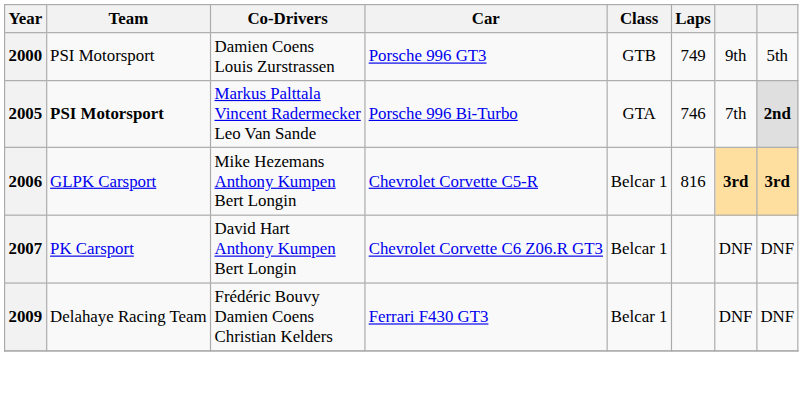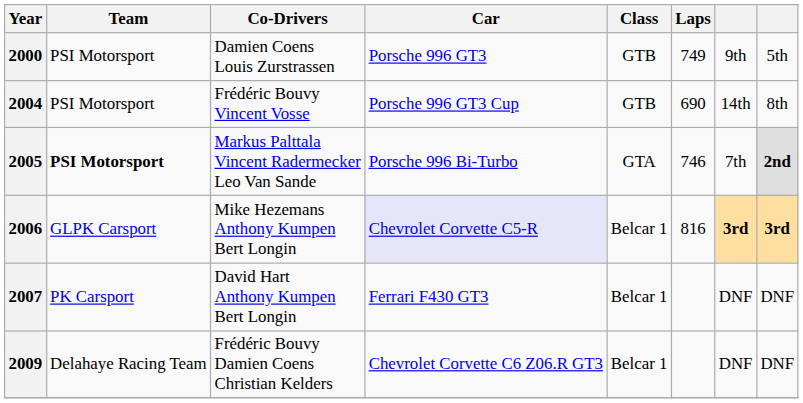+ row: (25, 104)
(453, 181) no background -> (453, 229) lavender background
(486, 249) Chevrolet Corvette C6 Z06.R GT3 -> (429, 296) Ferrari F430 GT3
(429, 316) Ferrari F430 GT3 -> (486, 364) Chevrolet Corvette C6 Z06.R GT3
